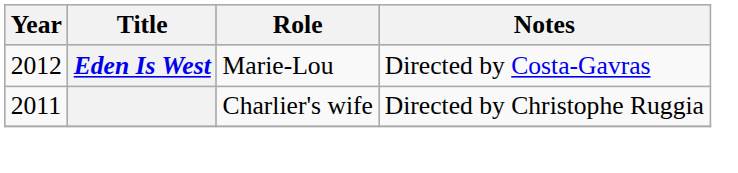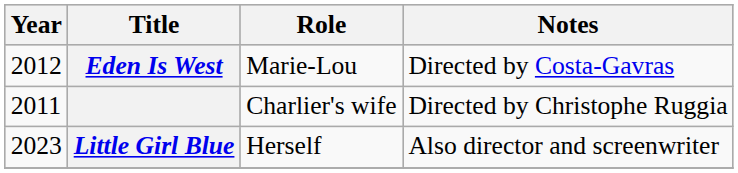+ row: (154, 146)
